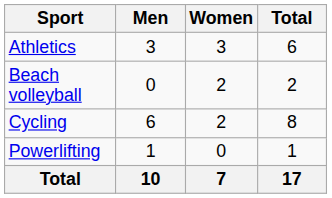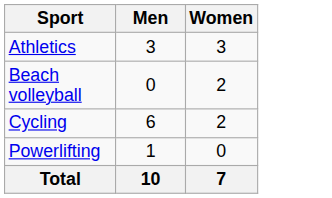- column: (292, 18)
